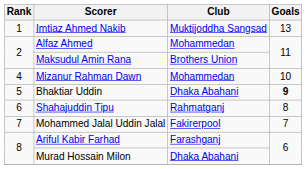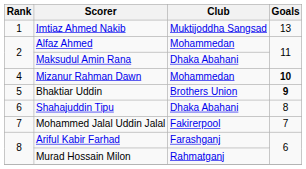(204, 60) Brothers Union -> (204, 60) Dhaka Abahani
(286, 76) normal -> (286, 76) bold
(204, 92) Dhaka Abahani -> (204, 92) Brothers Union
(197, 108) Rahmatganj -> (204, 108) Dhaka Abahani
(204, 156) Dhaka Abahani -> (197, 156) Rahmatganj
